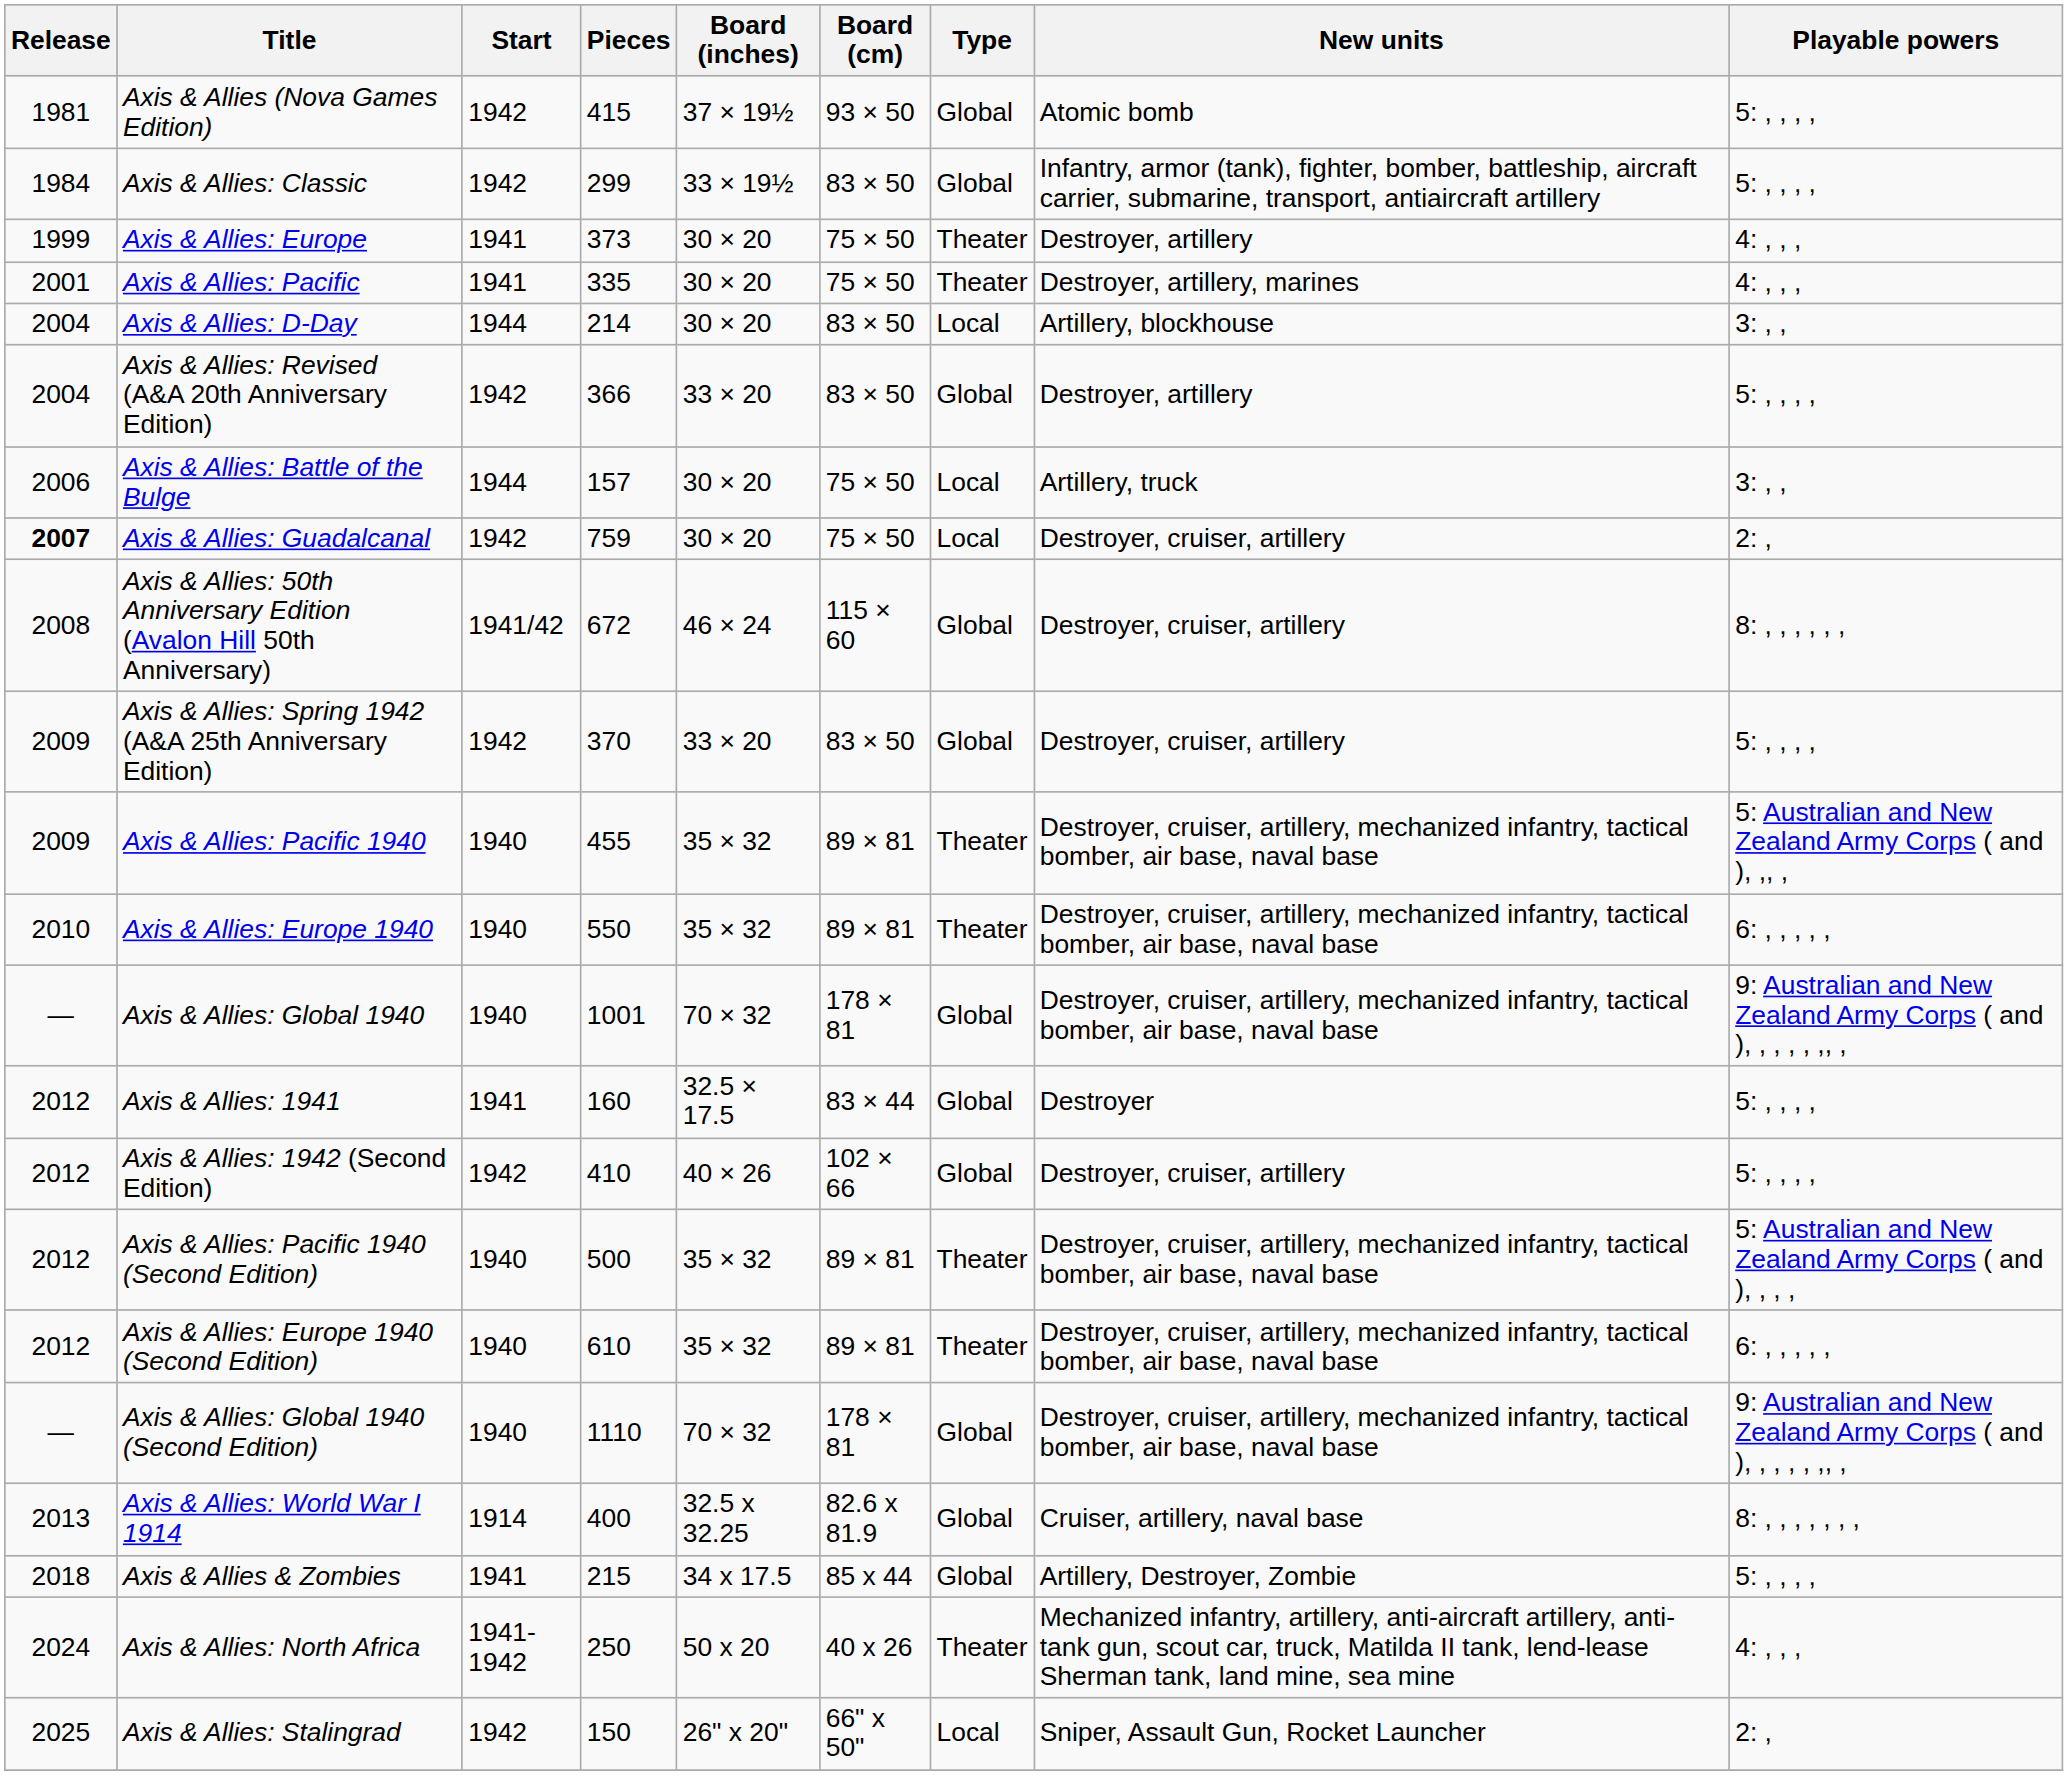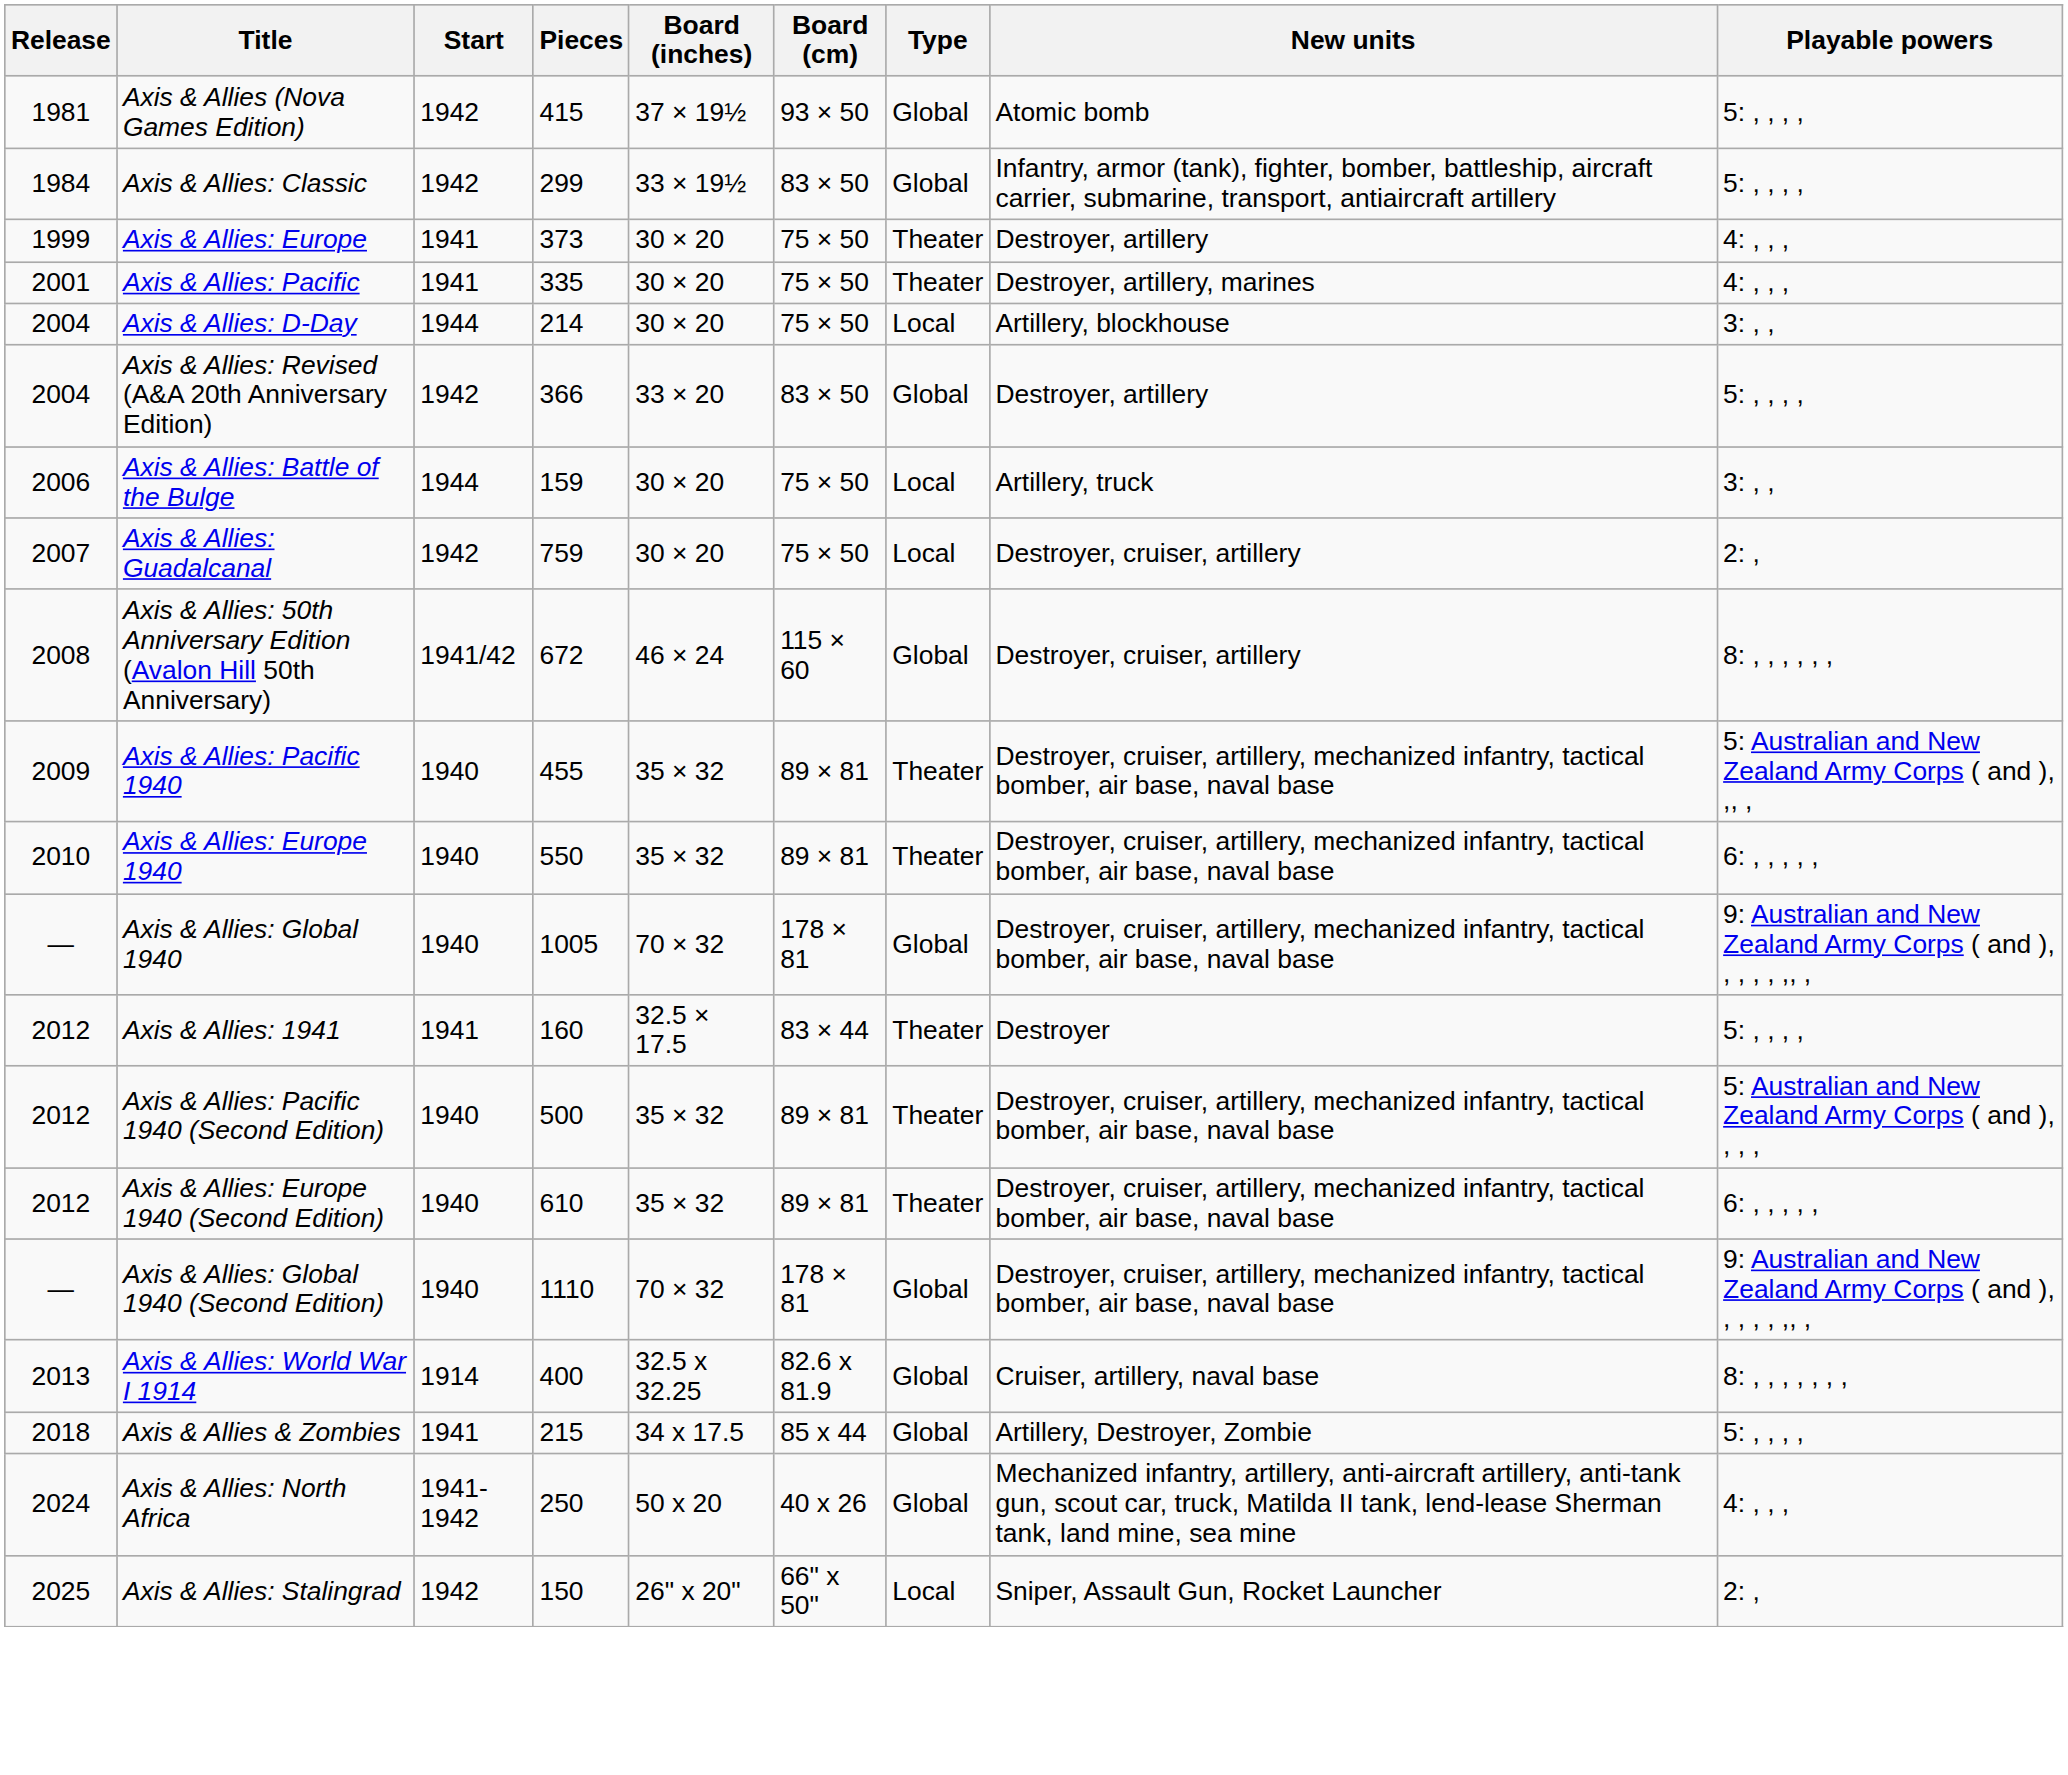(870, 323) 83 × 50 -> (825, 323) 75 × 50
(609, 481) 157 -> (562, 481) 159
(61, 538) bold -> (61, 553) normal
- row: (274, 741)
(616, 1015) 1001 -> (569, 943) 1005
(975, 1101) Global -> (938, 1030) Theater
- row: (285, 1173)
(982, 1647) Theater -> (930, 1504) Global
